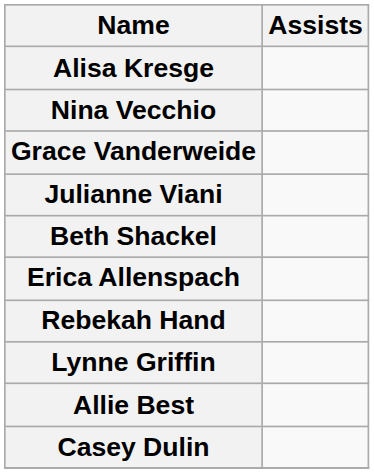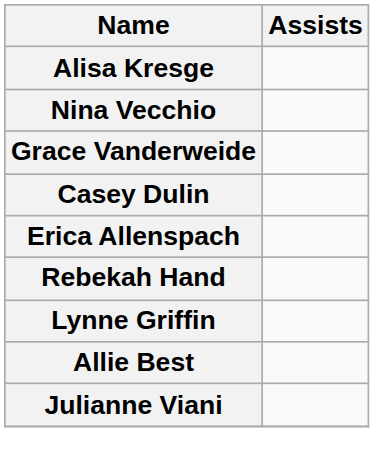rows swapped: (133, 194) <-> (133, 446)
- row: (133, 236)
